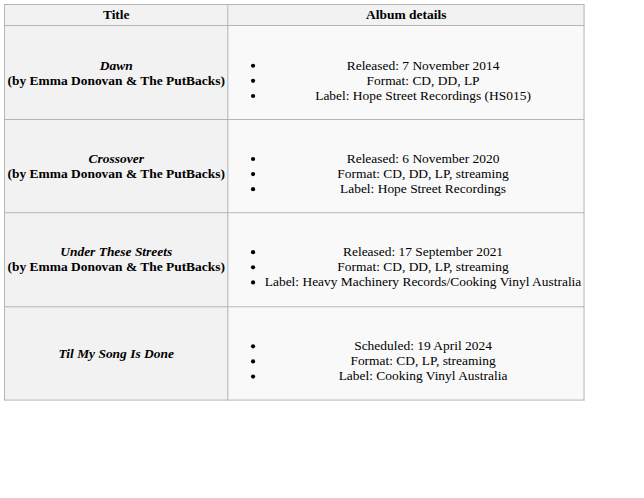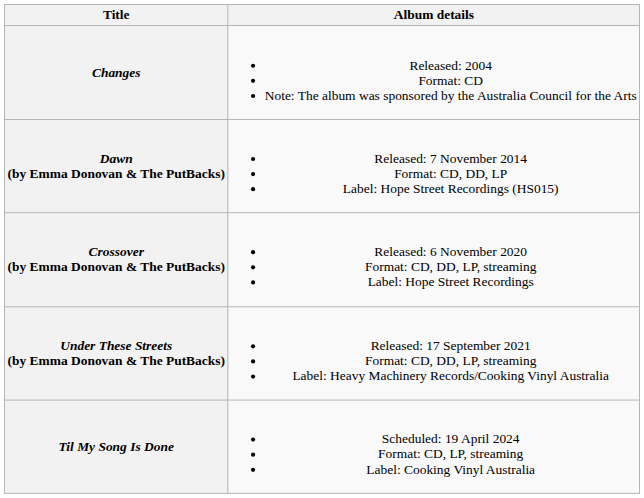+ row: (116, 72)
